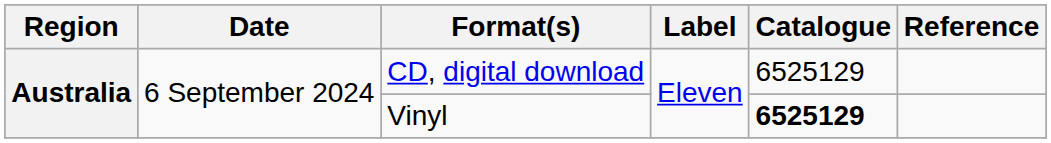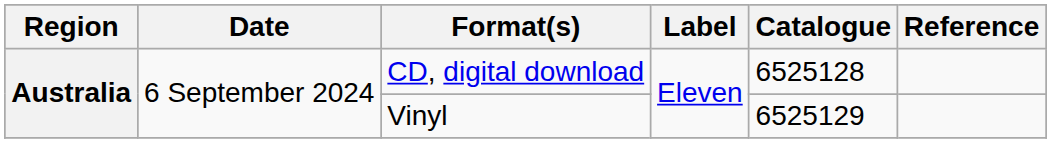(810, 71) 6525129 -> (810, 71) 6525128
(810, 115) bold -> (810, 115) normal
